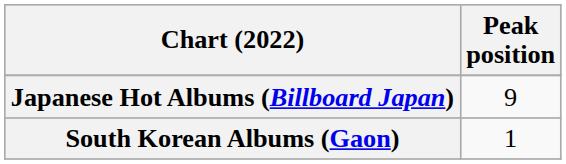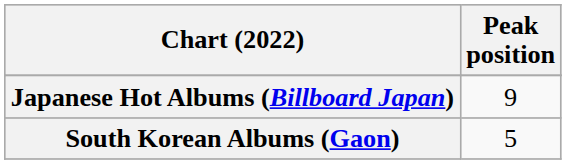(511, 138) 1 -> (511, 138) 5
